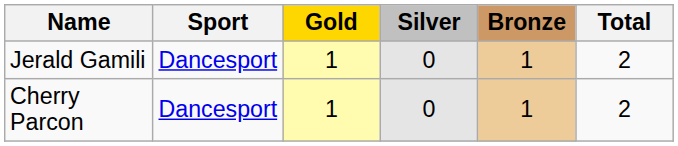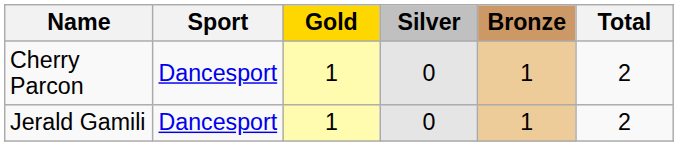rows swapped: (78, 59) <-> (47, 109)
